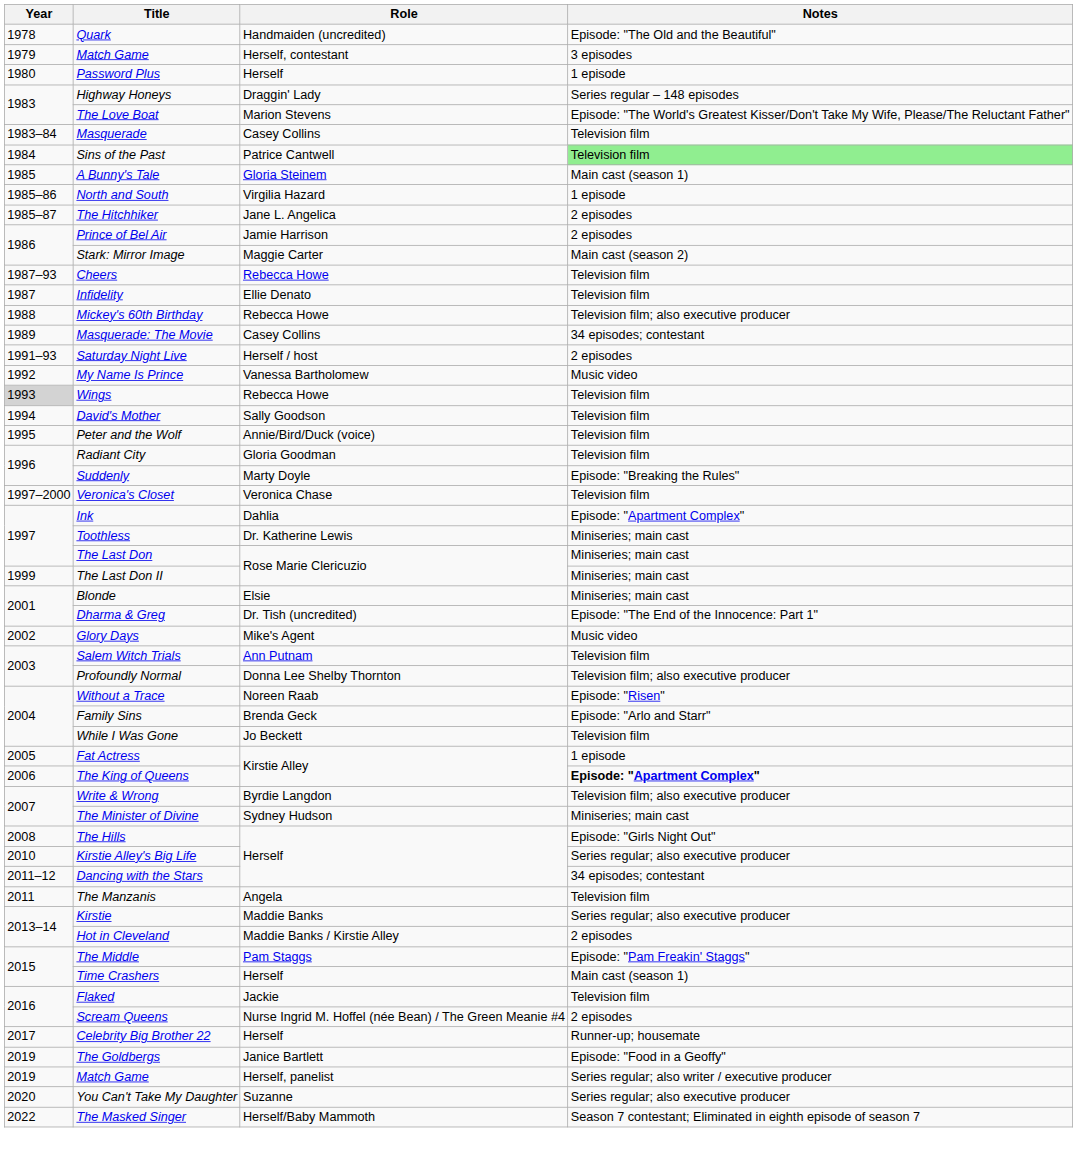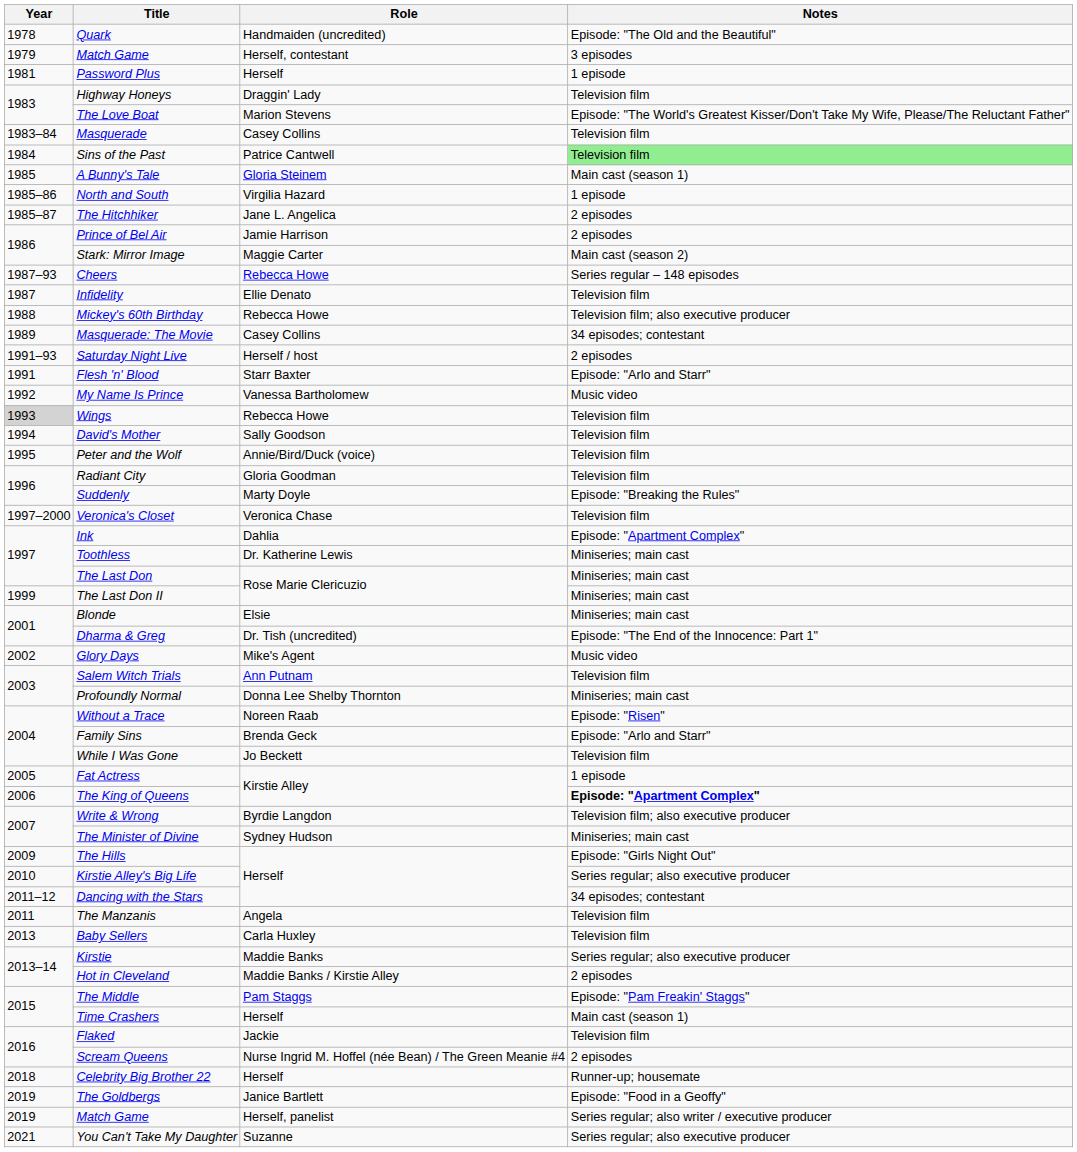(21, 74) 1980 -> (21, 74) 1981
(655, 94) Series regular – 148 episodes -> (610, 94) Television film
(610, 275) Television film -> (655, 275) Series regular – 148 episodes
+ row: (117, 375)
(680, 676) Television film; also executive producer -> (630, 696) Miniseries; main cast
(21, 836) 2008 -> (21, 856) 2009
+ row: (112, 936)
(21, 1036) 2017 -> (21, 1076) 2018
(21, 1097) 2020 -> (21, 1137) 2021
- row: (131, 1117)
